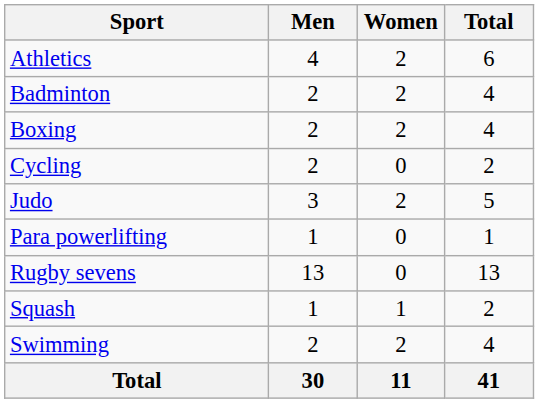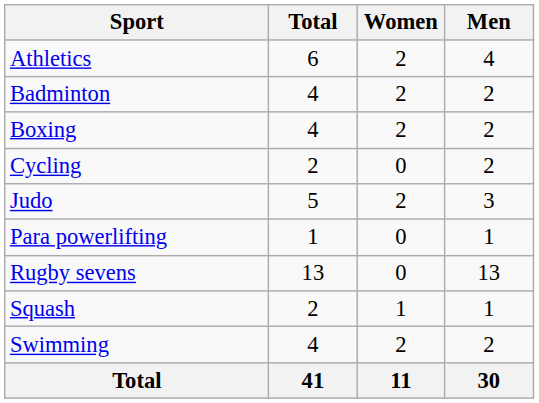columns swapped: (313, 22) <-> (489, 22)
